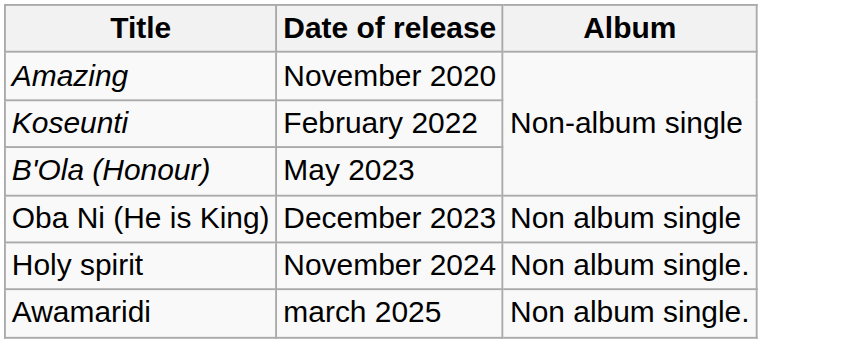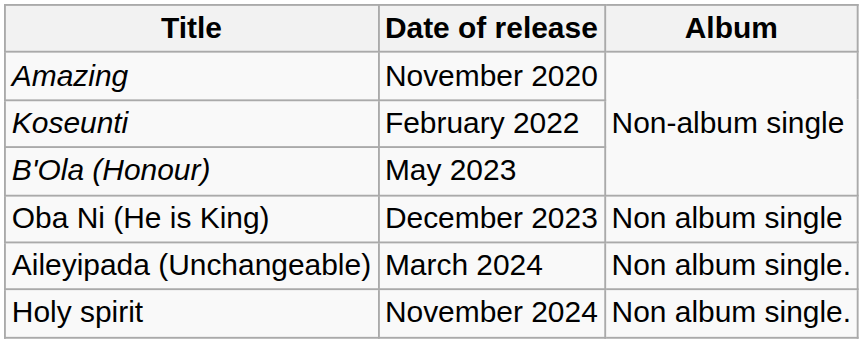+ row: (191, 265)
- row: (81, 312)
